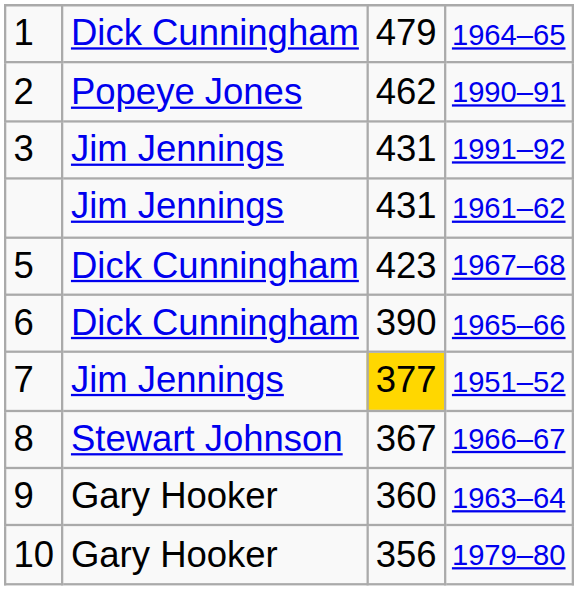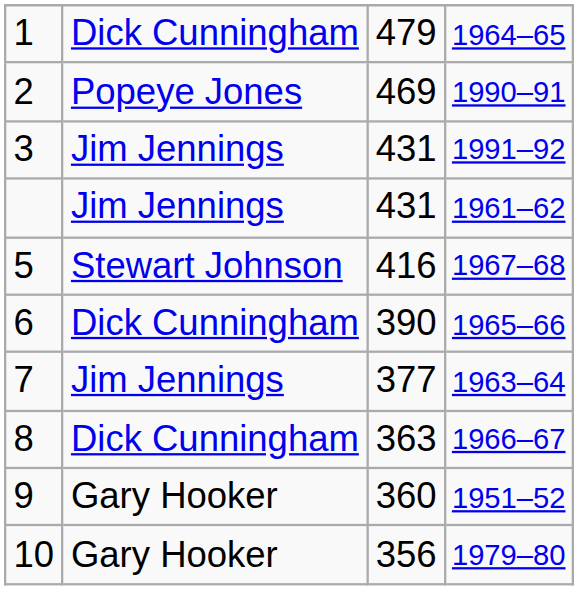(406, 91) 462 -> (406, 91) 469
(215, 264) Dick Cunningham -> (207, 264) Stewart Johnson
(406, 264) 423 -> (406, 264) 416
(406, 380) gold background -> (406, 380) no background
(509, 381) 1951–52 -> (509, 381) 1963–64
(207, 438) Stewart Johnson -> (215, 438) Dick Cunningham
(406, 438) 367 -> (406, 438) 363
(509, 497) 1963–64 -> (509, 497) 1951–52
